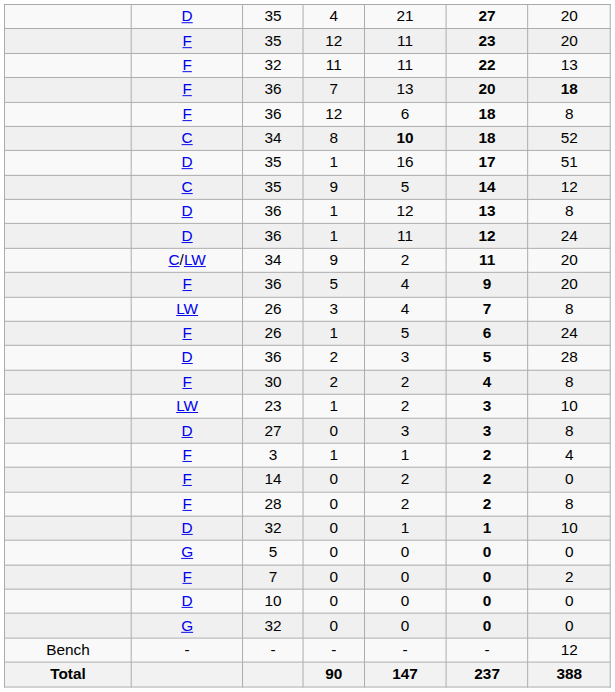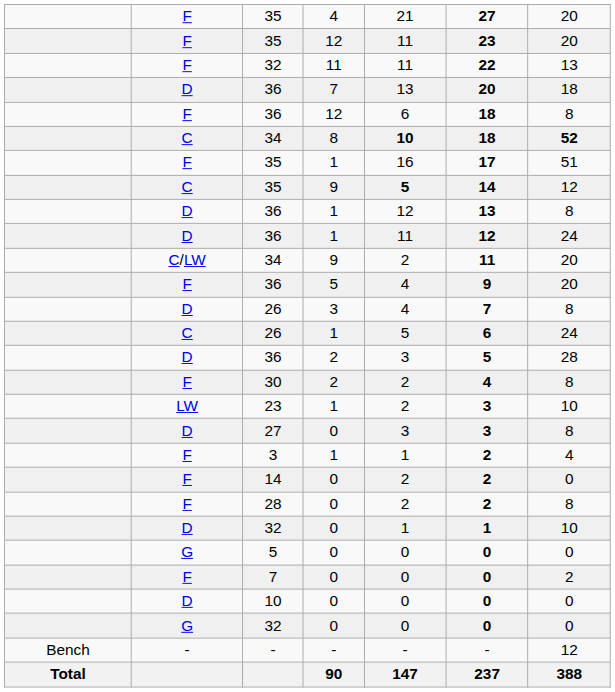(187, 16) D -> (187, 16) F
(187, 89) F -> (187, 89) D
(569, 89) bold -> (569, 89) normal
(569, 138) normal -> (569, 138) bold
(187, 162) D -> (187, 162) F
(405, 187) normal -> (405, 187) bold
(187, 308) LW -> (187, 308) D
(187, 333) F -> (187, 333) C
